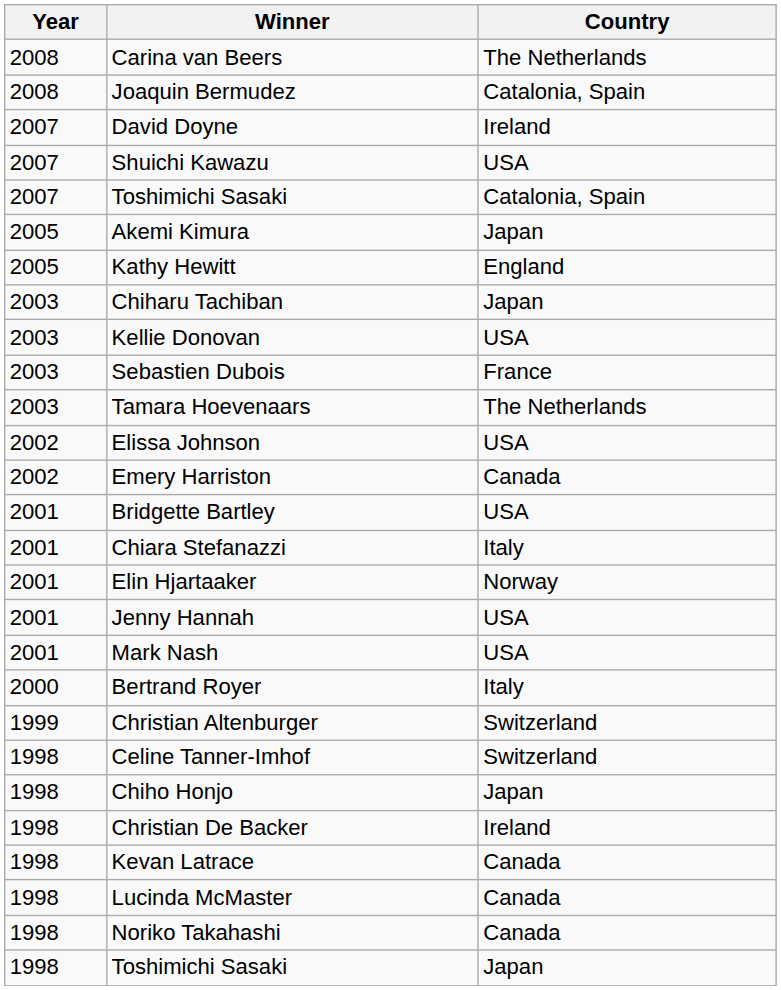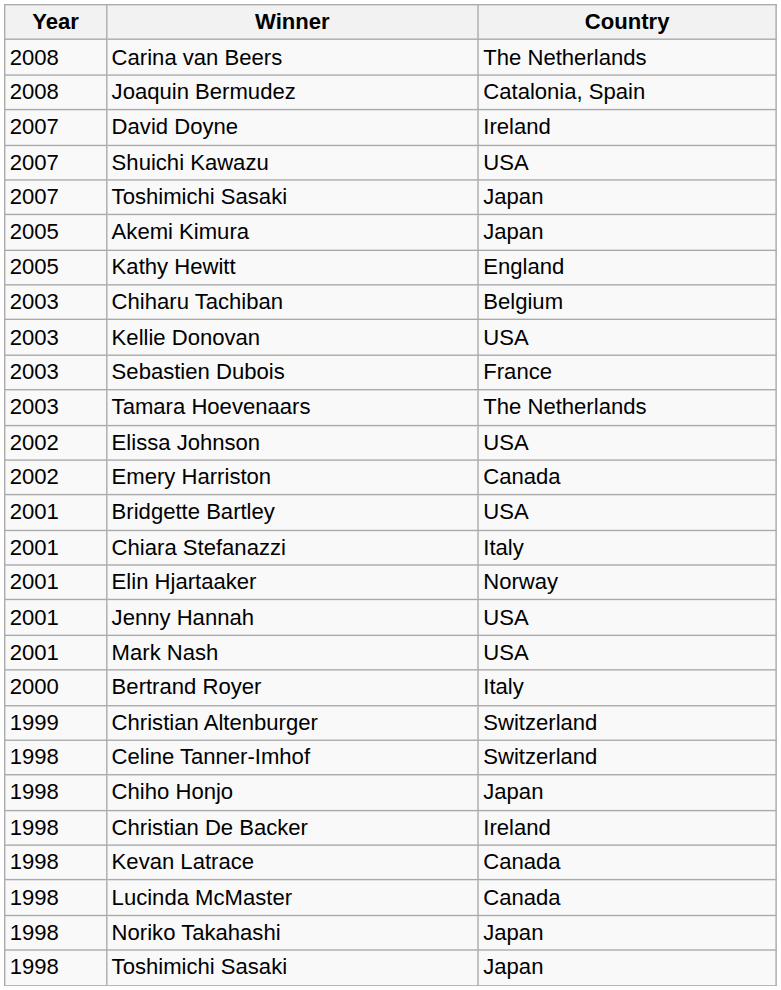(564, 197) Catalonia, Spain -> (513, 197) Japan
(513, 302) Japan -> (523, 302) Belgium
(522, 932) Canada -> (513, 932) Japan
